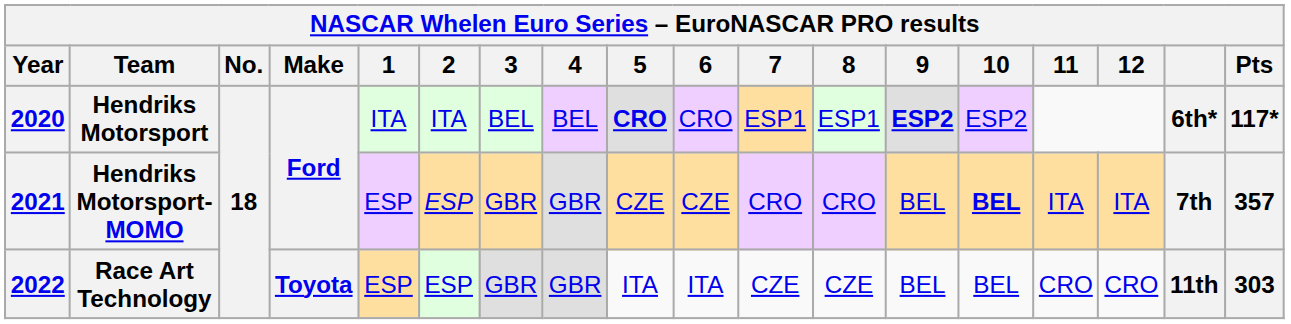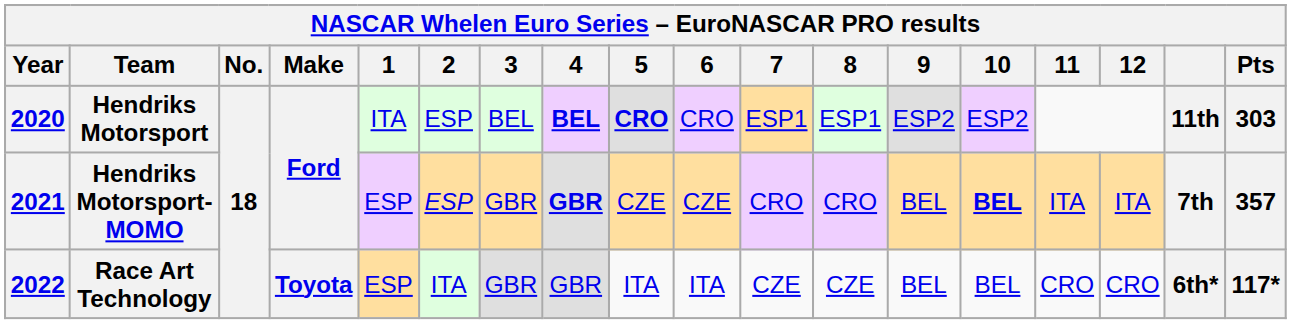(449, 119) ITA -> (449, 119) ESP
(575, 119) normal -> (576, 119) bold
(923, 119) bold -> (924, 119) normal
(1194, 119) 6th* -> (1196, 119) 11th
(1254, 119) 117* -> (1256, 119) 303
(575, 201) normal -> (576, 201) bold
(449, 284) ESP -> (449, 284) ITA
(1194, 284) 11th -> (1196, 284) 6th*
(1254, 284) 303 -> (1256, 284) 117*
